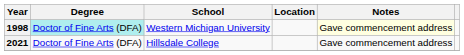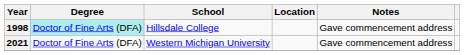(208, 27) Western Michigan University -> (183, 27) Hillsdale College
(386, 27) lightyellow background -> (386, 27) no background
(183, 43) Hillsdale College -> (208, 43) Western Michigan University
